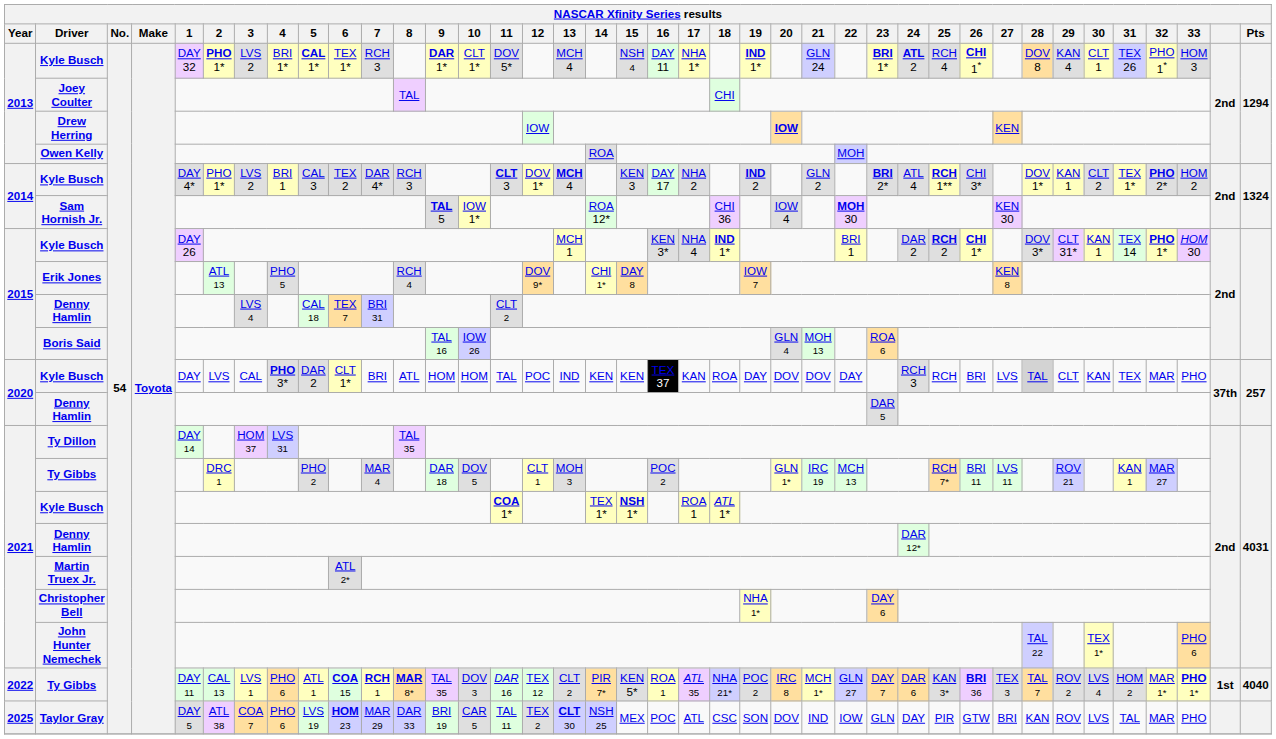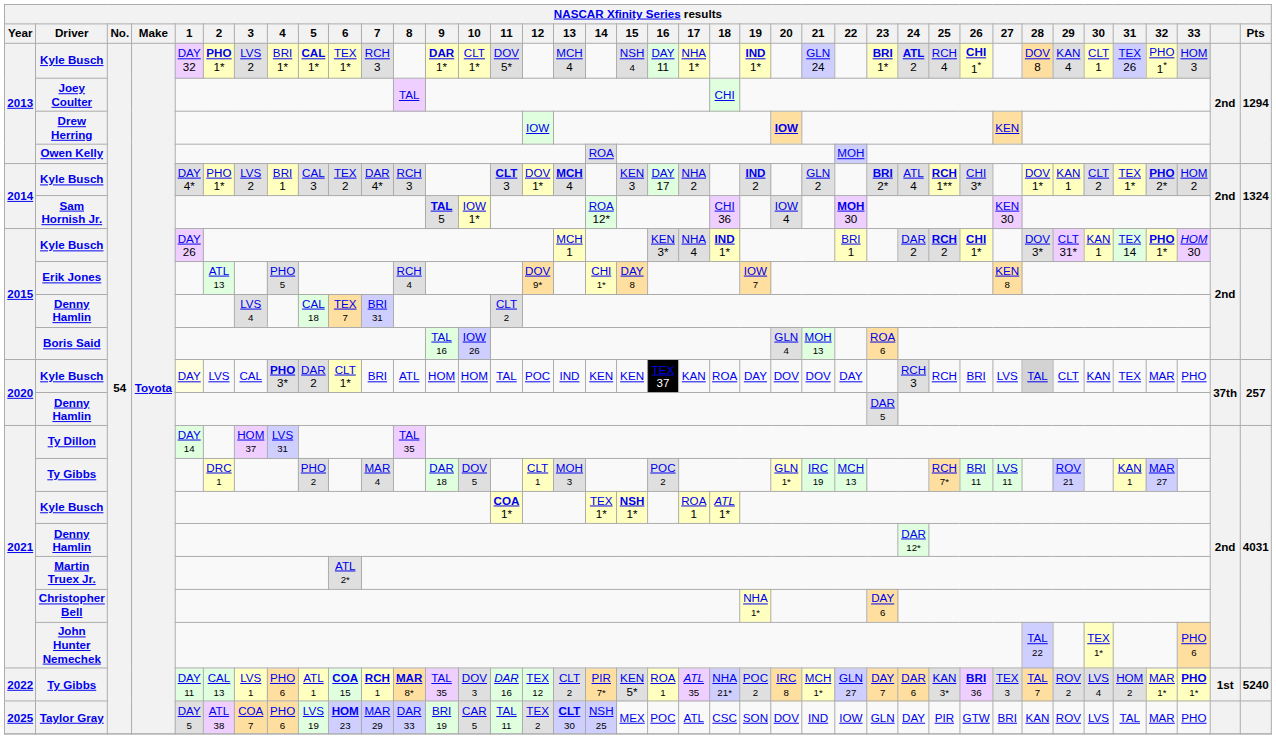(189, 376) no background -> (189, 376) lightyellow background
(1256, 685) 4040 -> (1256, 685) 5240
